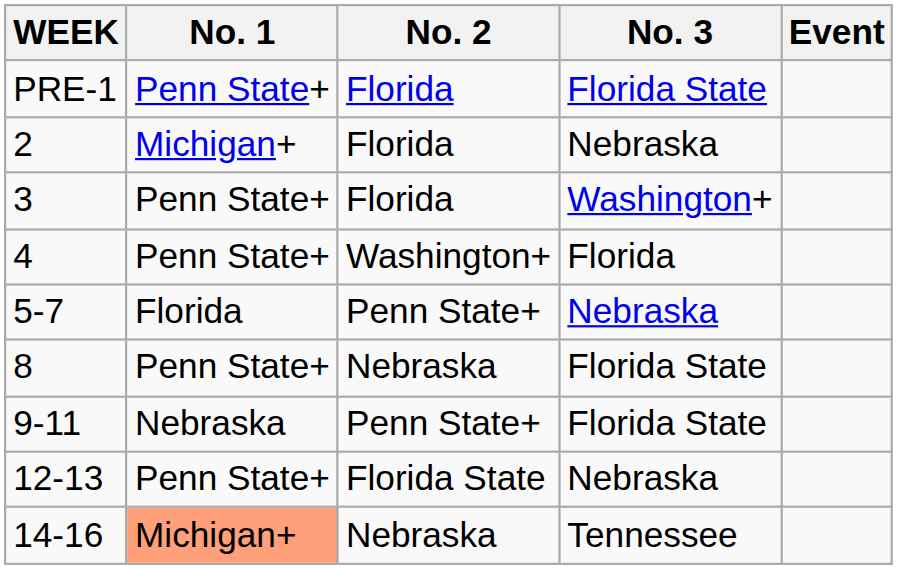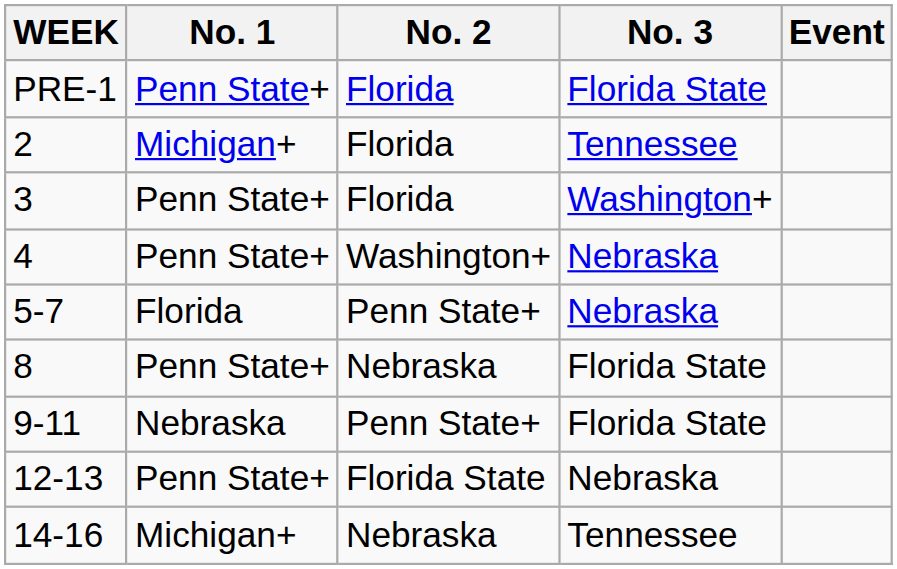(643, 144) Nebraska -> (653, 144) Tennessee
(621, 255) Florida -> (643, 255) Nebraska
(216, 534) lightsalmon background -> (216, 534) no background
